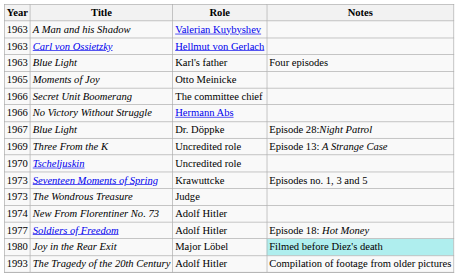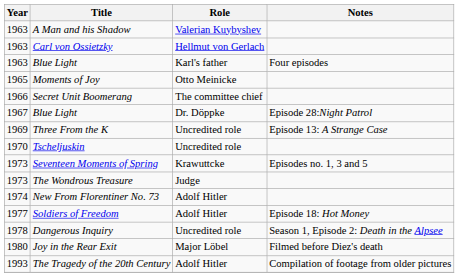- row: (17, 113)
+ row: (17, 230)
(326, 247) paleturquoise background -> (326, 247) no background
